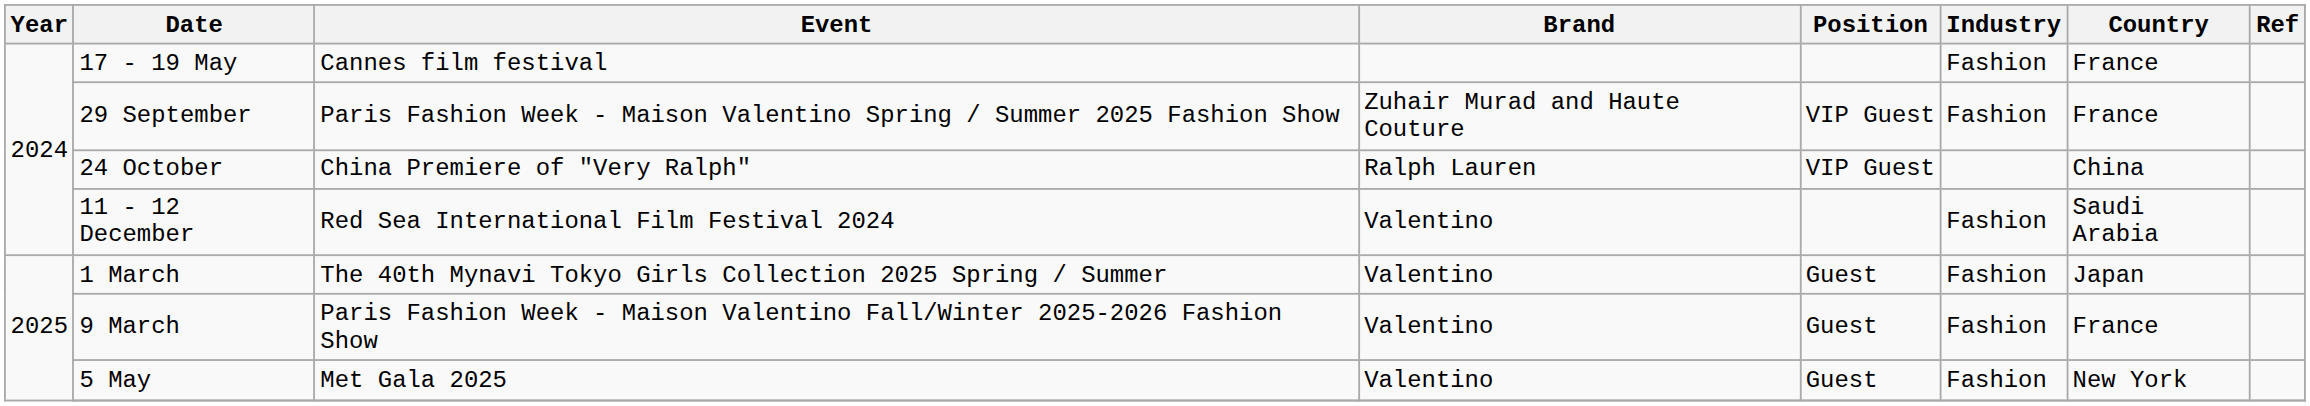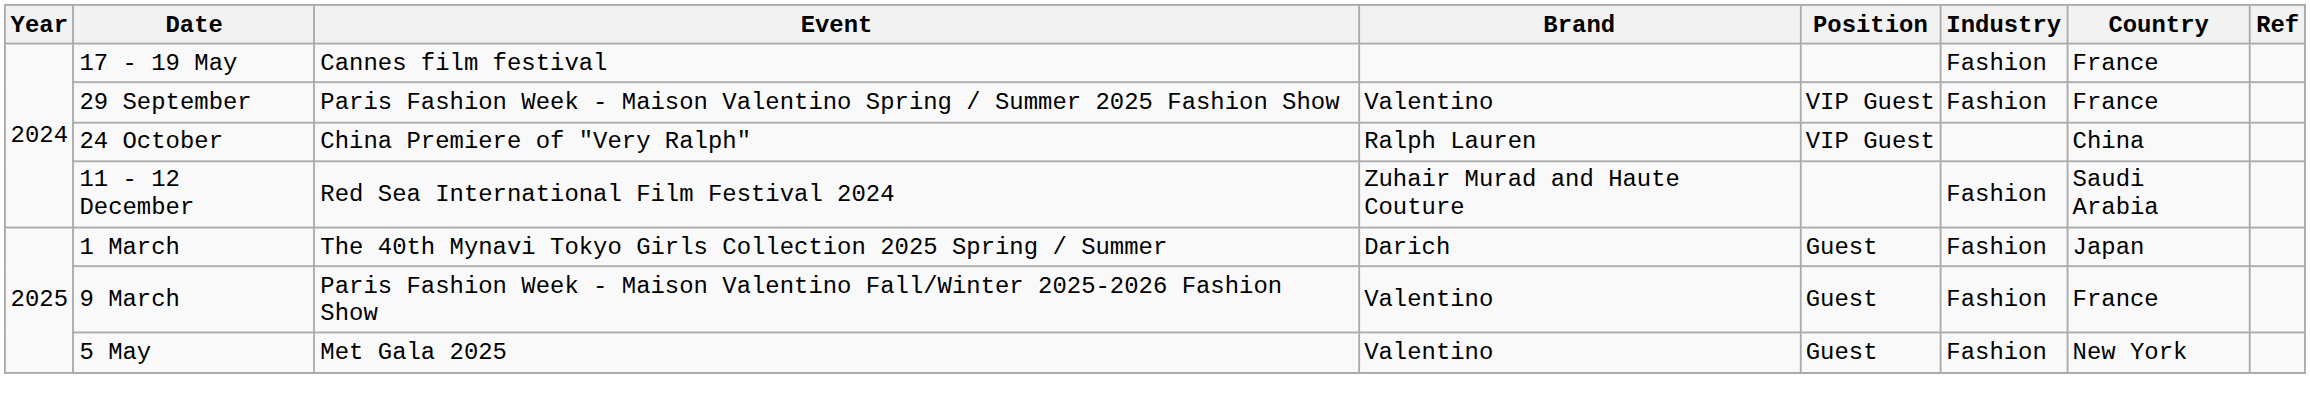(1522, 116) Zuhair Murad and Haute Couture -> (1429, 102) Valentino
(1429, 222) Valentino -> (1522, 194) Zuhair Murad and Haute Couture
(1429, 275) Valentino -> (1407, 247) Darich
